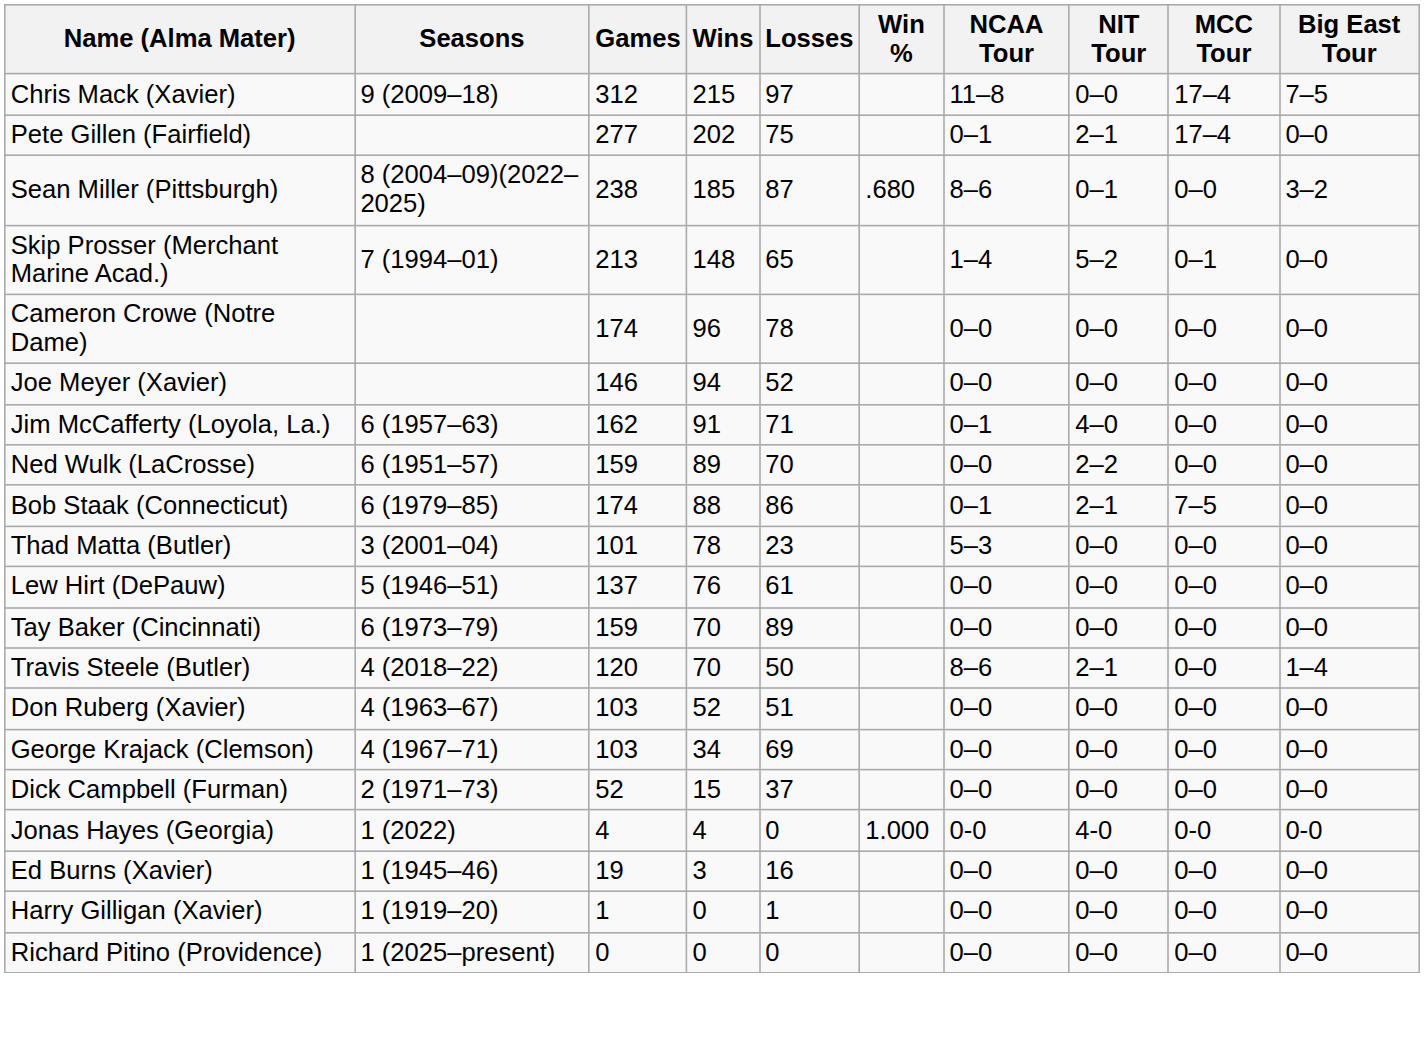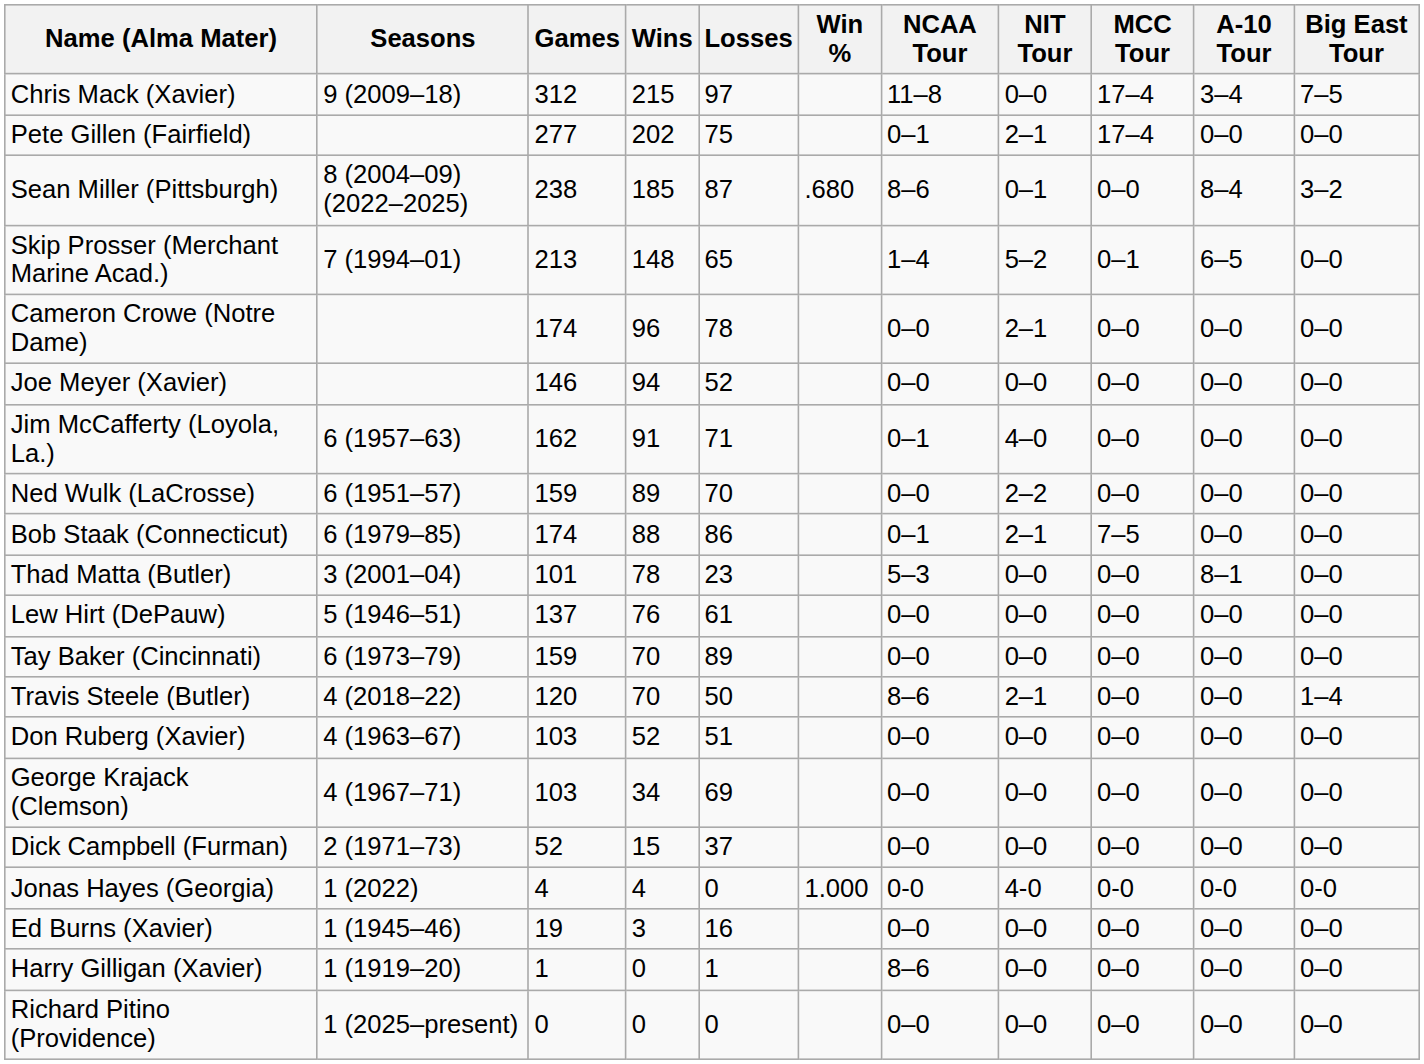+ column: (1244, 39)
(1097, 328) 0–0 -> (1026, 328) 2–1
(971, 911) 0–0 -> (908, 969) 8–6
